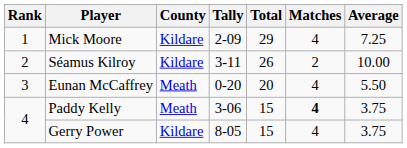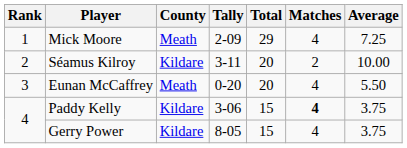(182, 39) Kildare -> (178, 39) Meath
(266, 62) 26 -> (266, 62) 20
(178, 108) Meath -> (182, 108) Kildare
